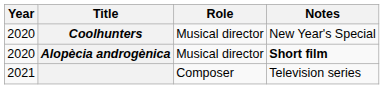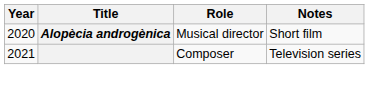- row: (106, 34)
(298, 53) bold -> (296, 34) normal
